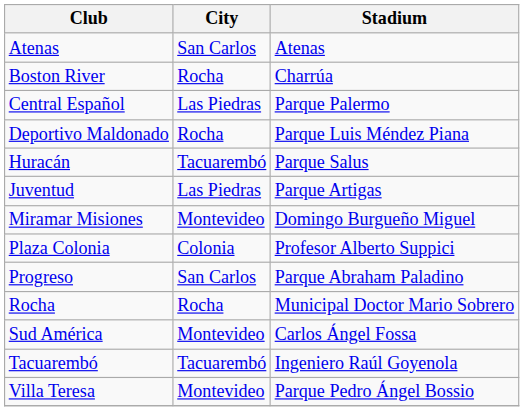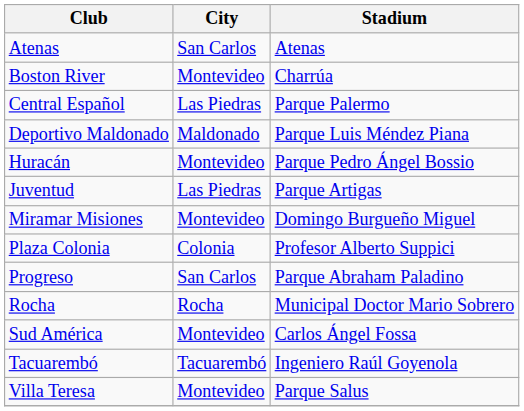(200, 76) Rocha -> (221, 76) Montevideo
(200, 133) Rocha -> (218, 133) Maldonado
(222, 162) Tacuarembó -> (221, 162) Montevideo
(322, 162) Parque Salus -> (374, 162) Parque Pedro Ángel Bossio
(374, 391) Parque Pedro Ángel Bossio -> (322, 391) Parque Salus
